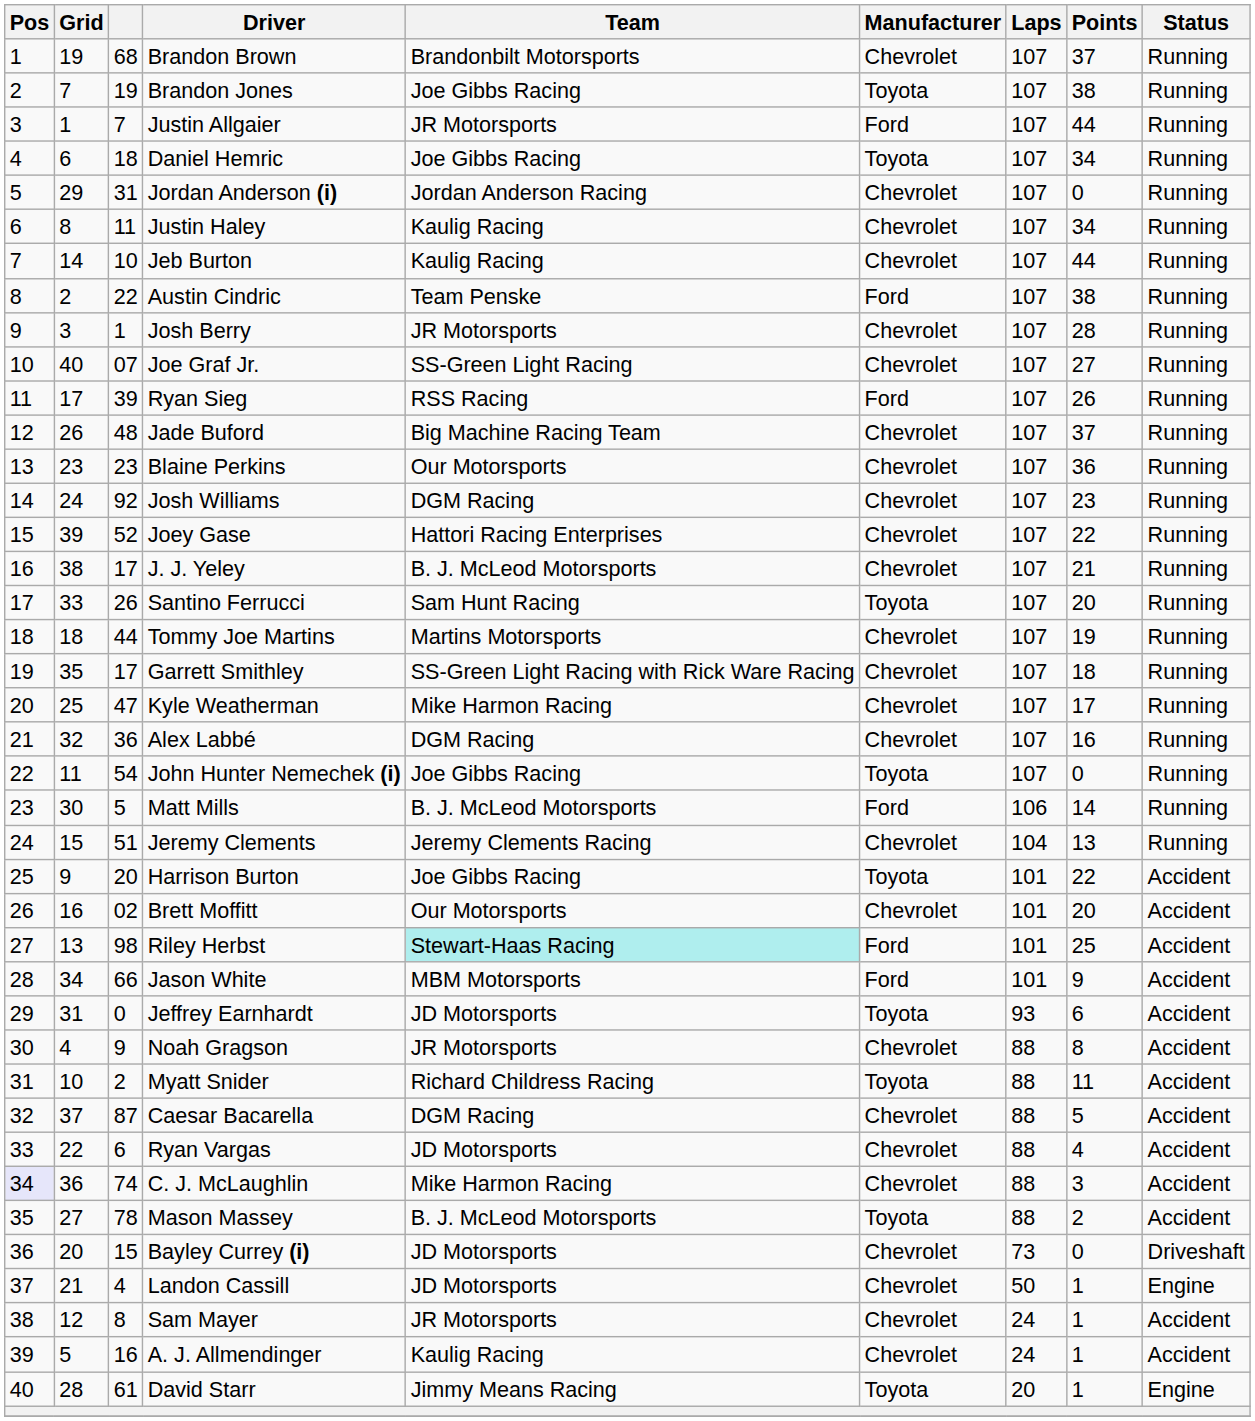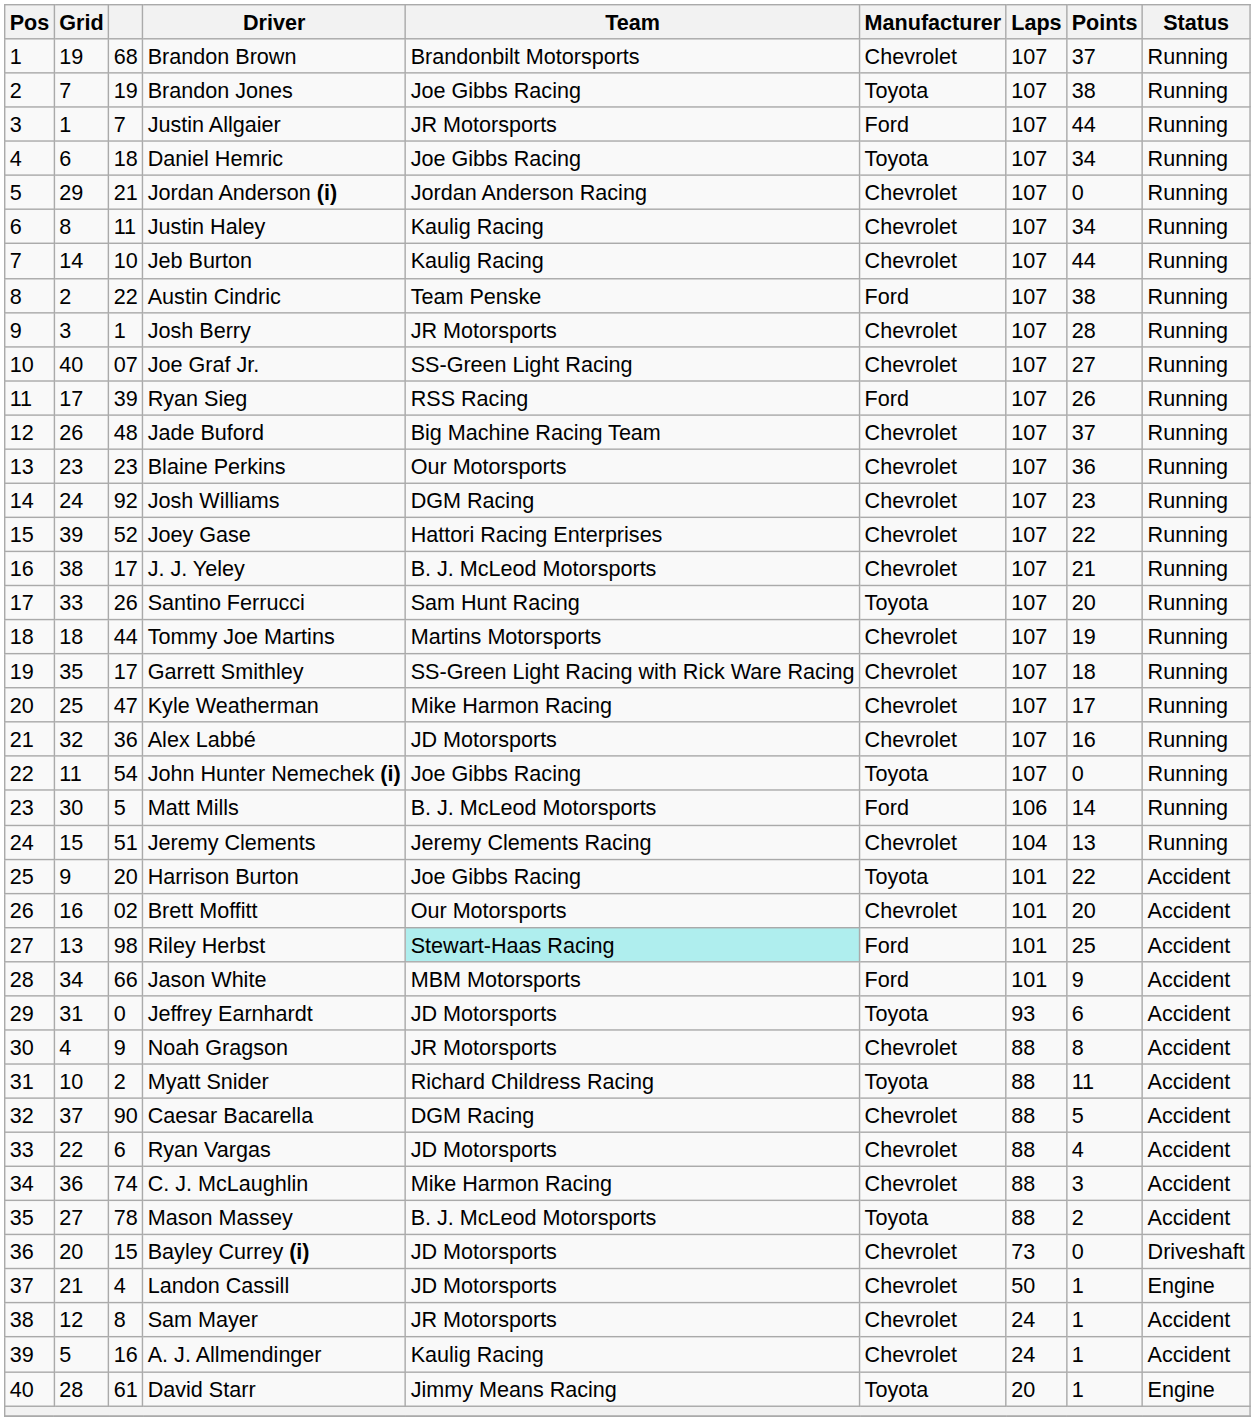(126, 193) 31 -> (126, 193) 21
(472, 740) DGM Racing -> (484, 740) JD Motorsports
(126, 1115) 87 -> (126, 1115) 90
(22, 1184) lavender background -> (22, 1184) no background
